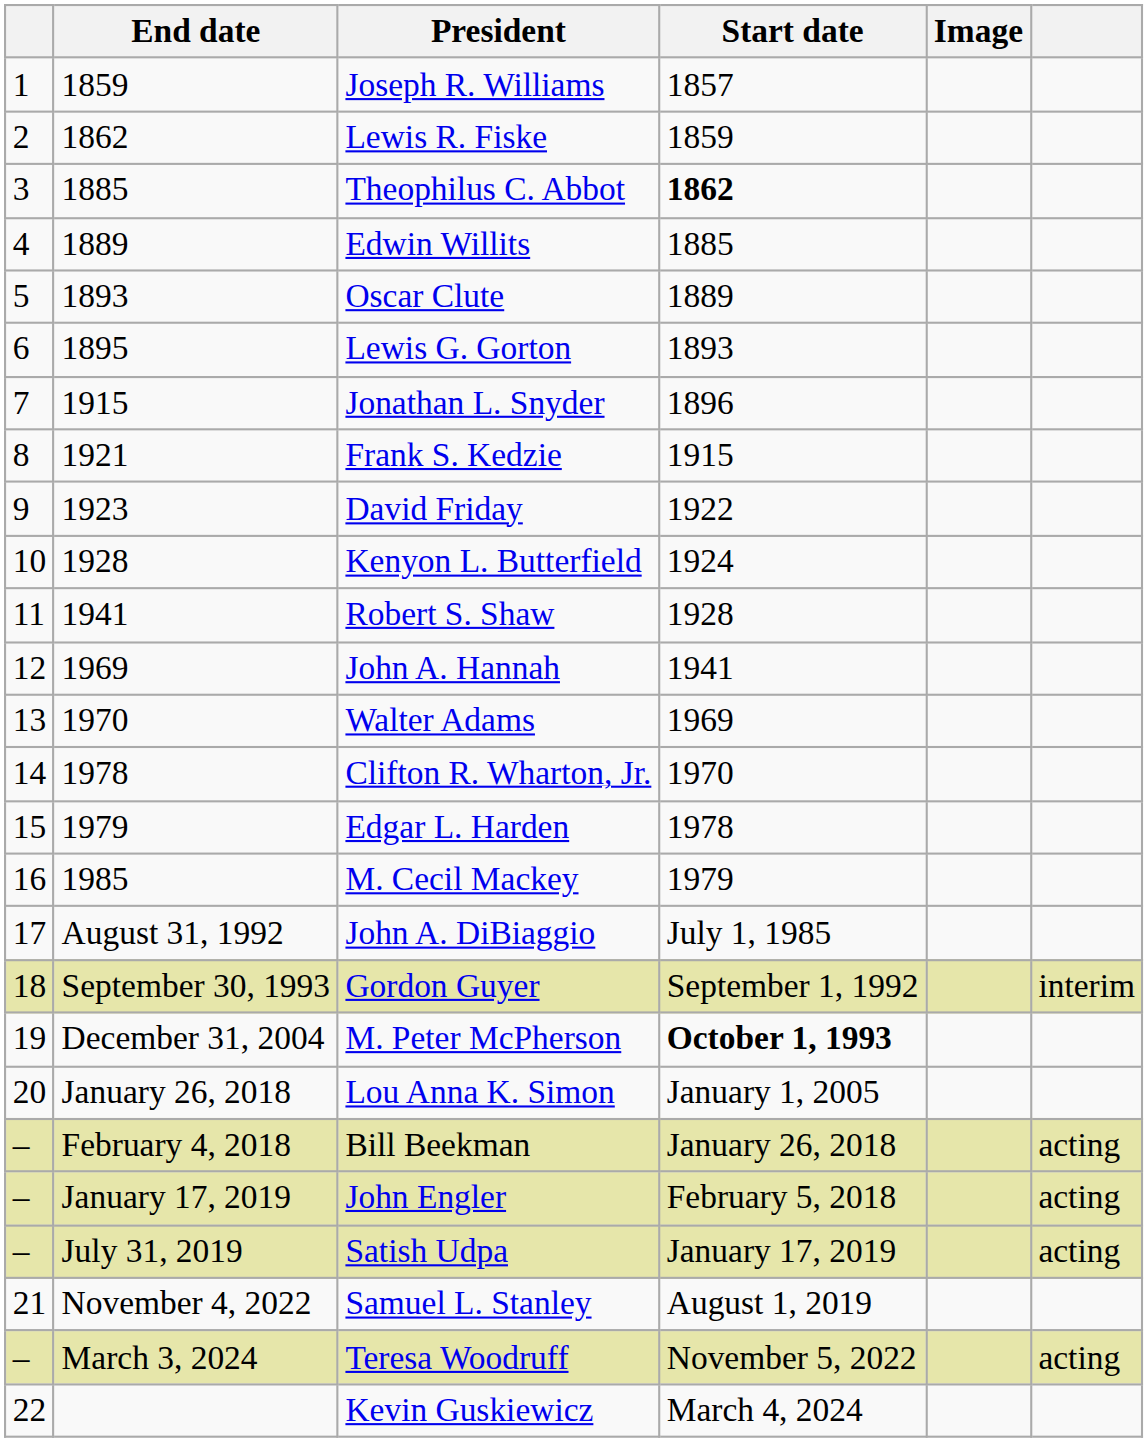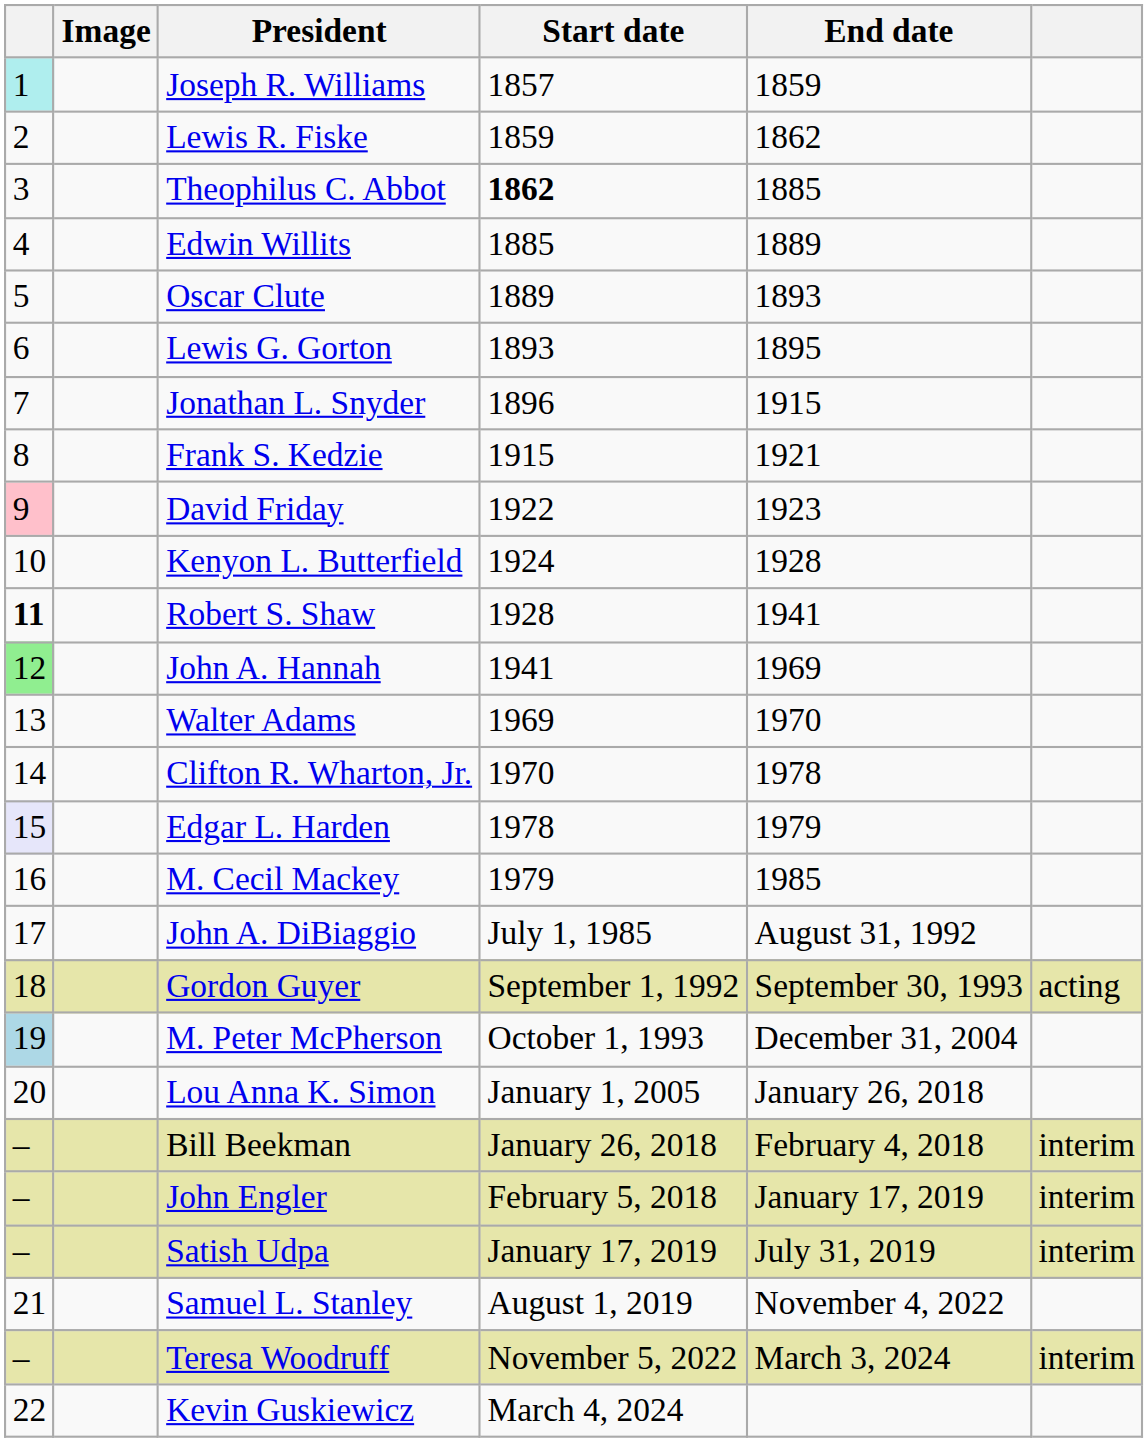columns swapped: (978, 31) <-> (196, 31)
(21, 84) no background -> (21, 84) paleturquoise background
(21, 508) no background -> (21, 508) pink background
(29, 614) normal -> (29, 614) bold
(29, 667) no background -> (29, 667) lightgreen background
(29, 826) no background -> (29, 826) lavender background
(1087, 985) interim -> (1079, 985) acting
(29, 1038) no background -> (29, 1038) lightblue background
(779, 1038) bold -> (596, 1038) normal
(1079, 1144) acting -> (1087, 1144) interim
(1079, 1197) acting -> (1087, 1197) interim
(1079, 1250) acting -> (1087, 1250) interim
(1079, 1356) acting -> (1087, 1356) interim
